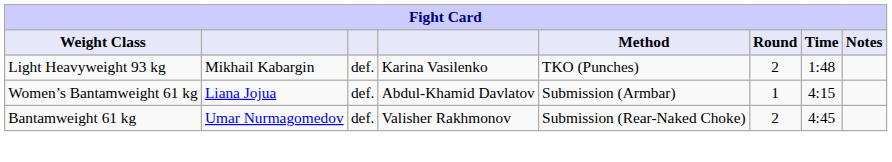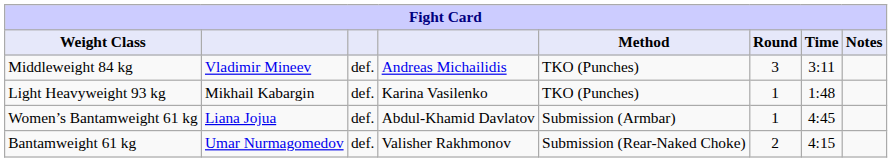+ row: (71, 67)
(775, 67) 2 -> (775, 92) 1
(822, 92) 4:15 -> (822, 118) 4:45
(822, 118) 4:45 -> (822, 143) 4:15
